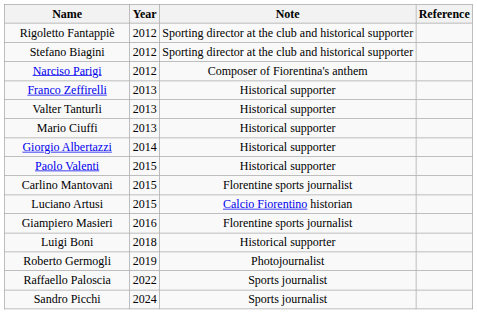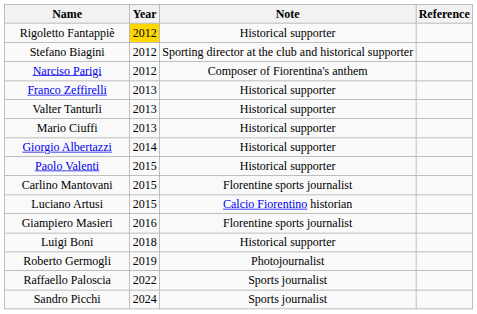(145, 33) no background -> (145, 33) gold background
(288, 33) Sporting director at the club and historical supporter -> (288, 33) Historical supporter
